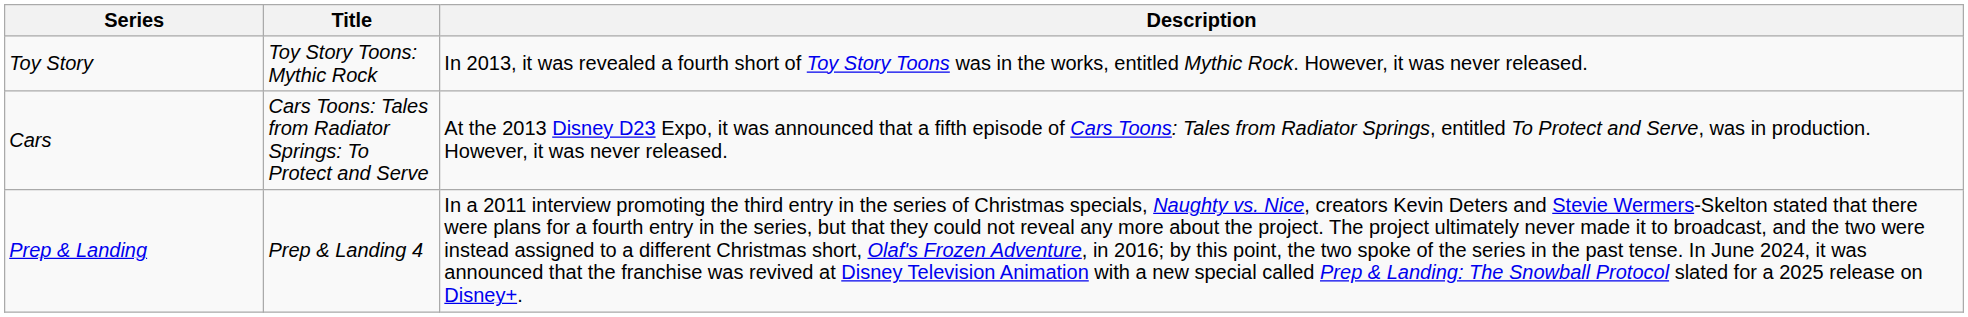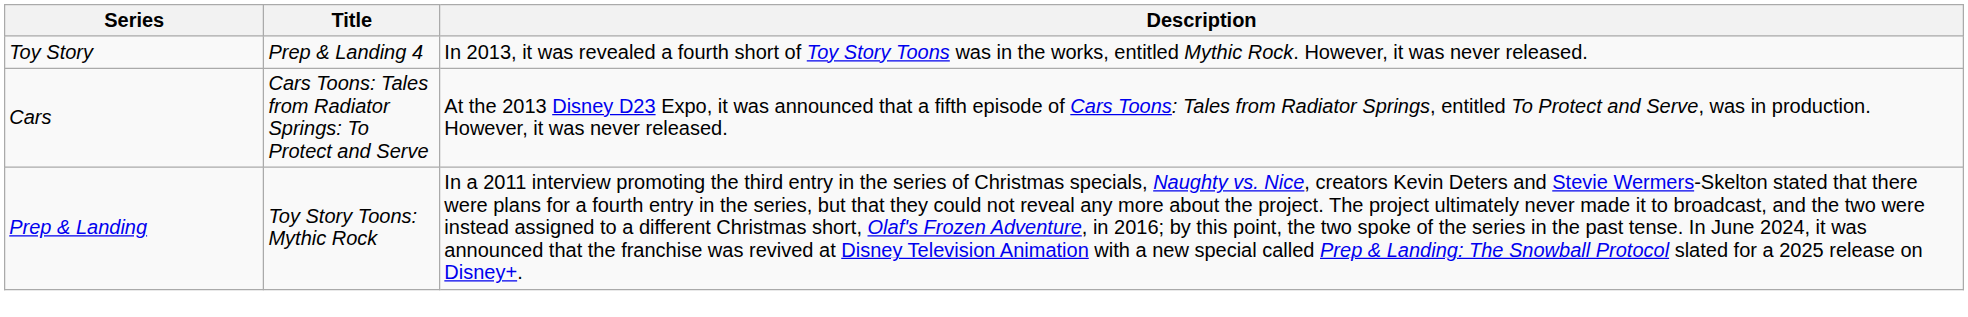(343, 63) Toy Story Toons: Mythic Rock -> (346, 52) Prep & Landing 4
(346, 250) Prep & Landing 4 -> (343, 228) Toy Story Toons: Mythic Rock
